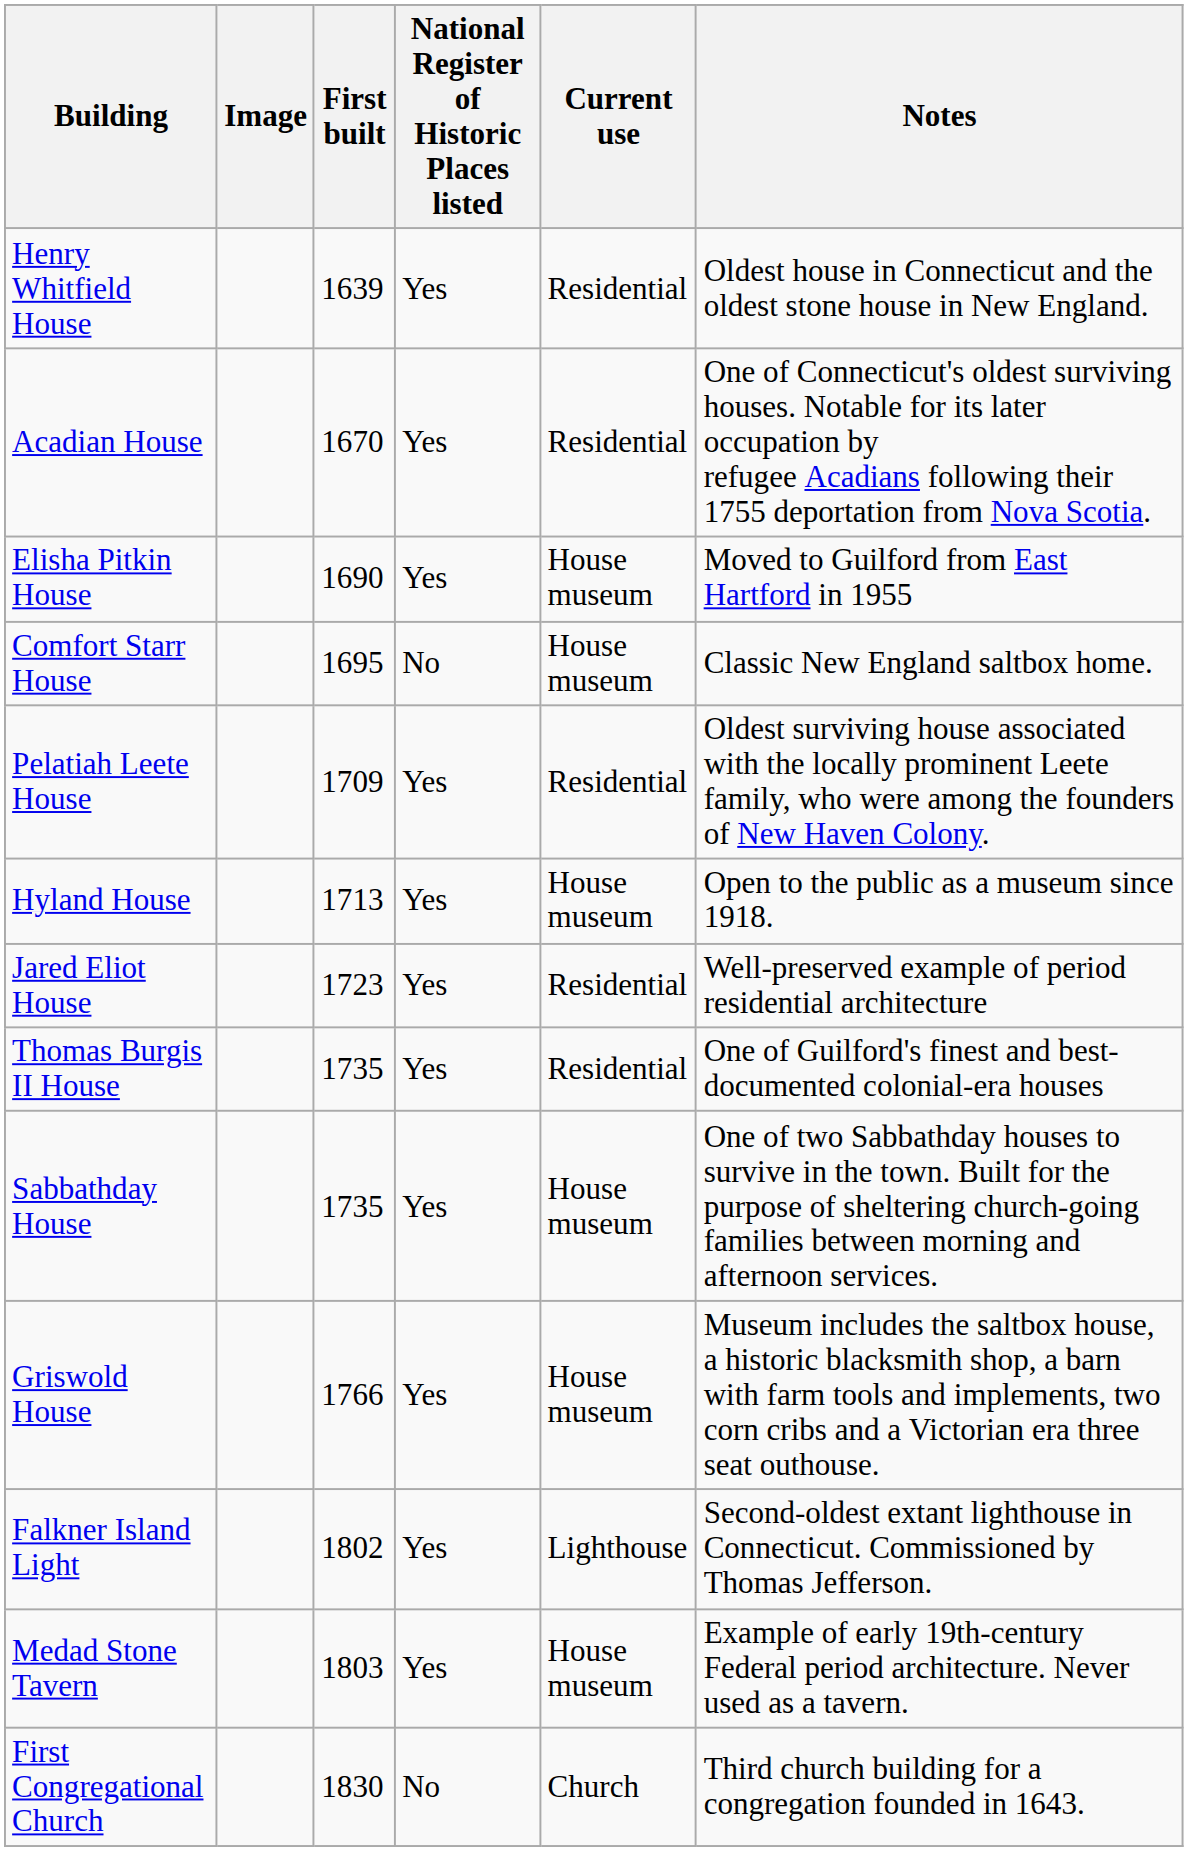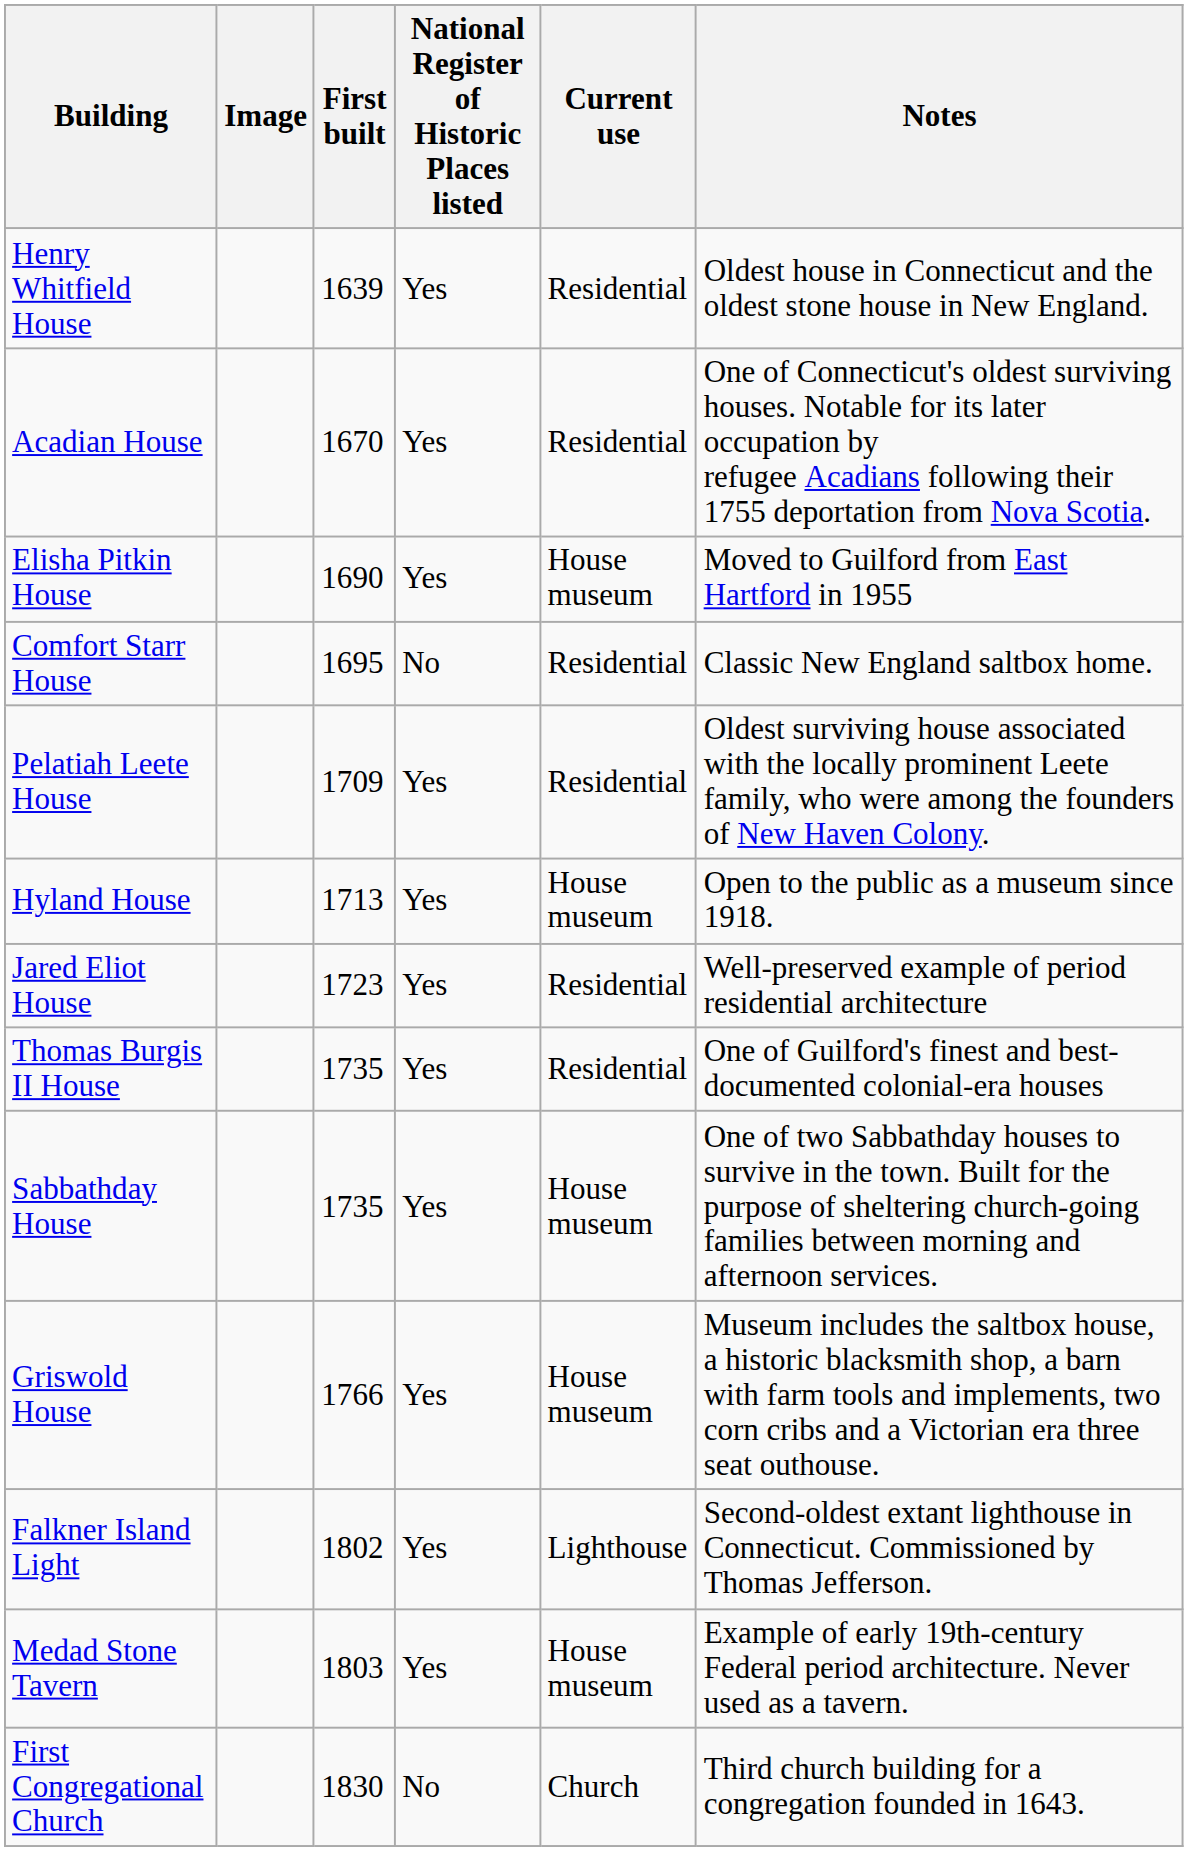(600, 662) House museum -> (617, 662) Residential
